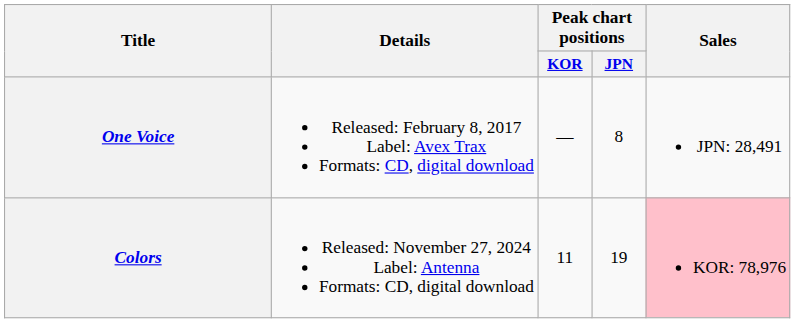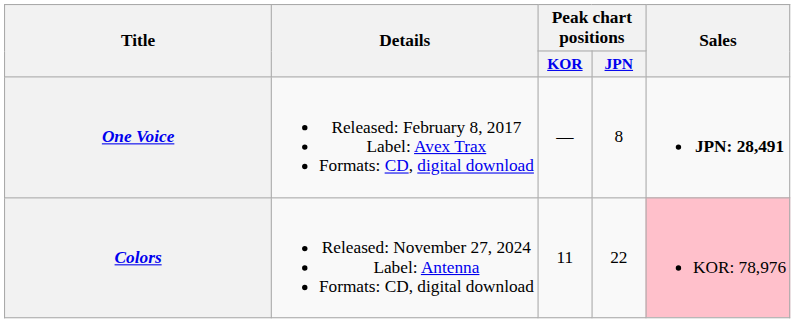(718, 147) normal -> (718, 147) bold
(619, 257) 19 -> (619, 257) 22
